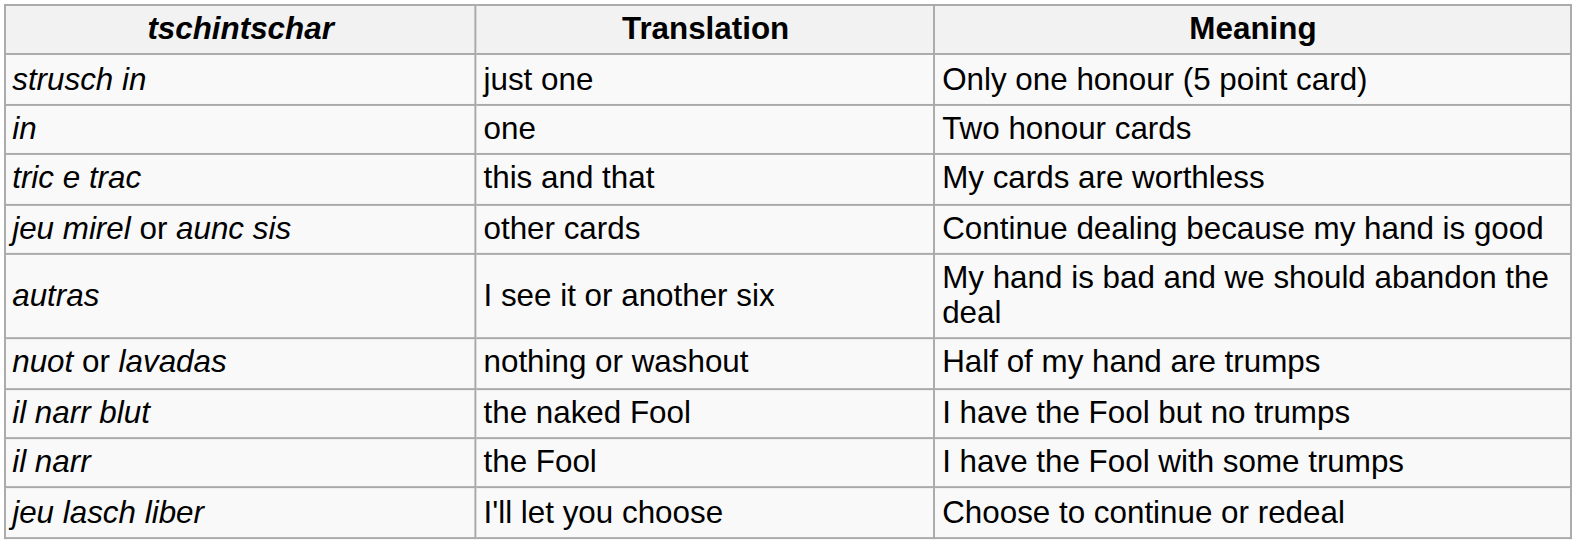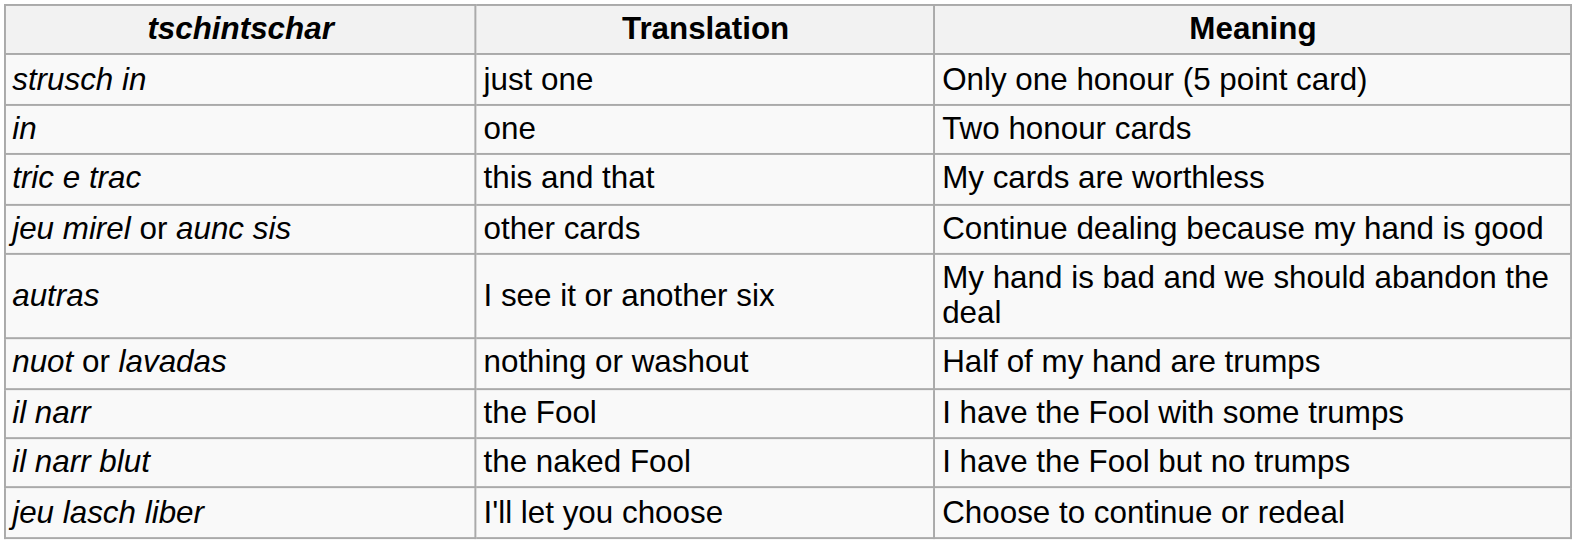rows swapped: (51, 462) <-> (81, 412)
